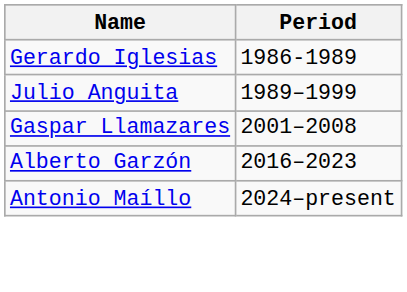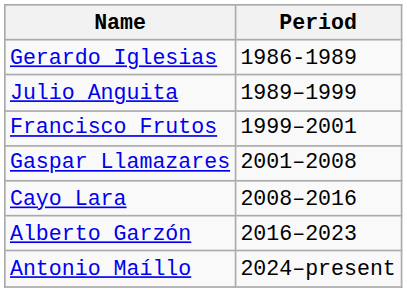+ row: (114, 128)
+ row: (68, 198)
